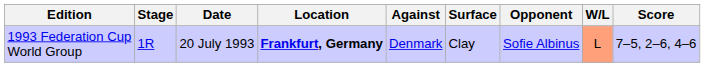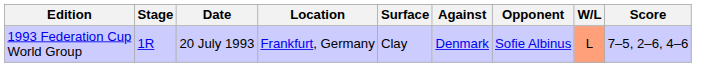columns swapped: (416, 14) <-> (473, 14)
(322, 43) bold -> (318, 43) normal
